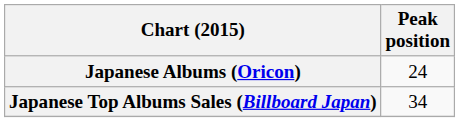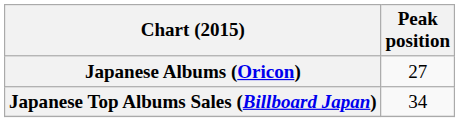(418, 71) 24 -> (418, 71) 27
